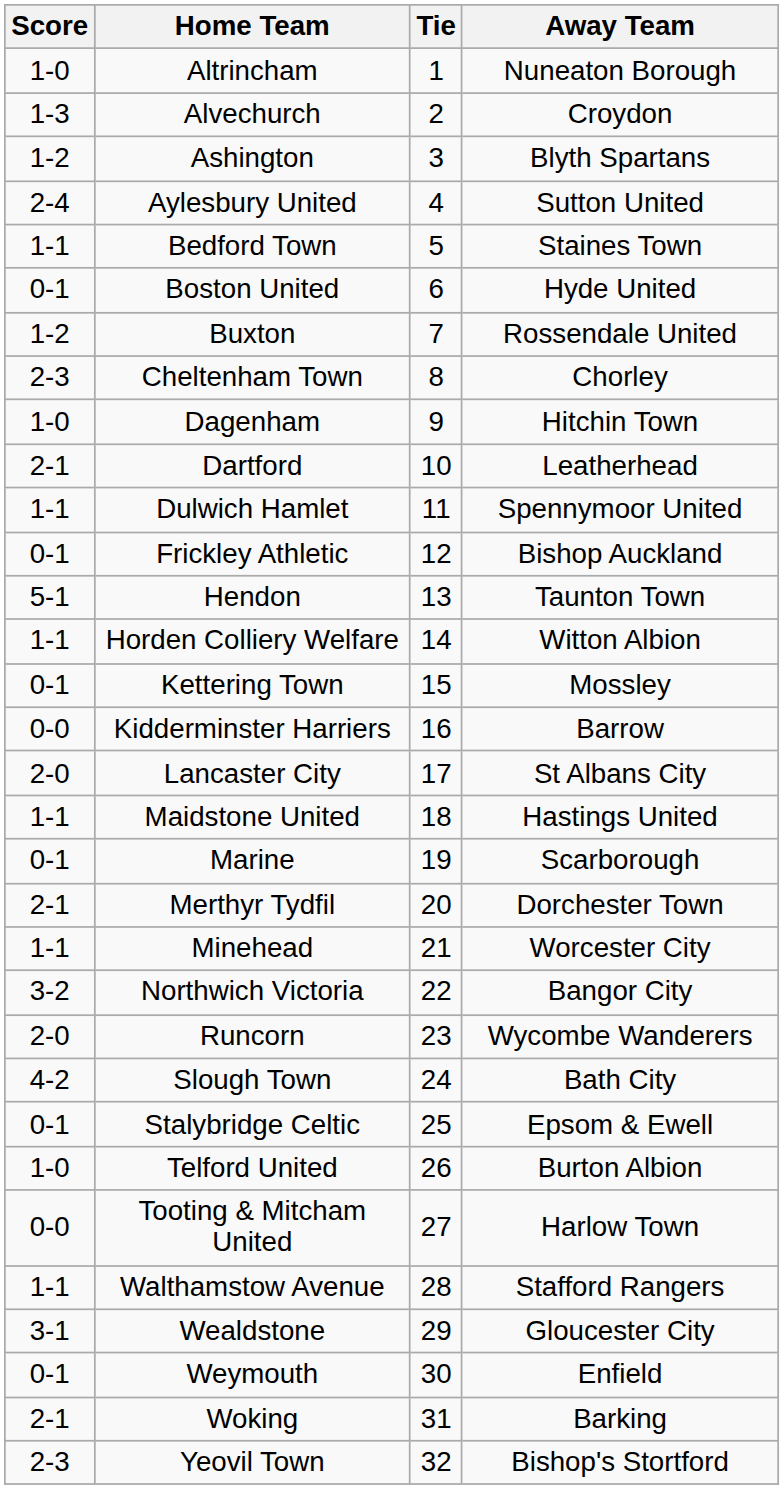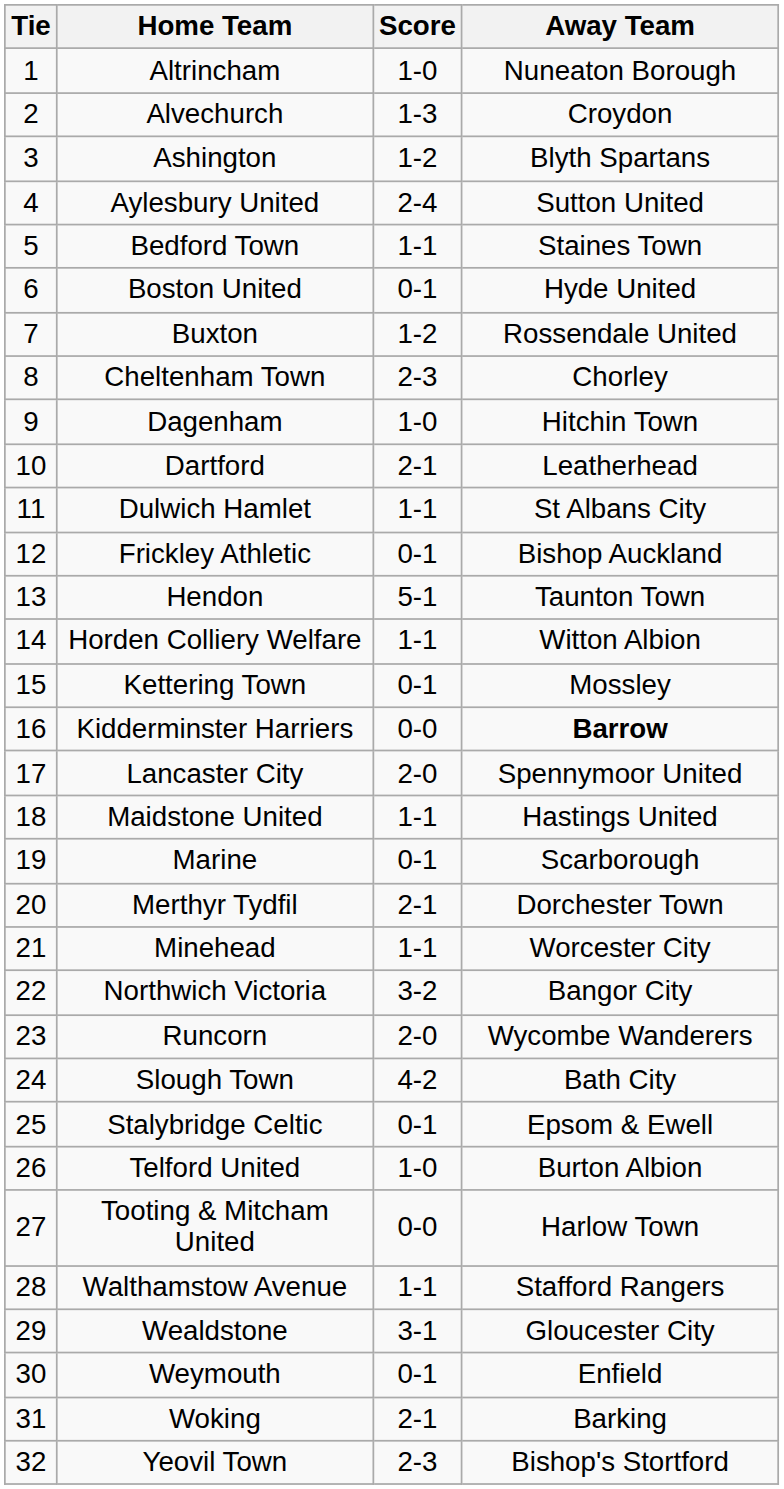columns swapped: (436, 26) <-> (50, 26)
(620, 509) Spennymoor United -> (620, 509) St Albans City
(620, 728) normal -> (620, 728) bold
(620, 772) St Albans City -> (620, 772) Spennymoor United
